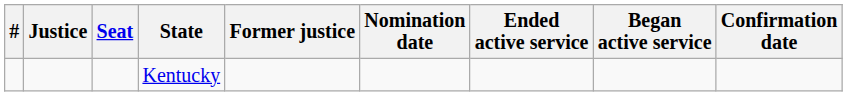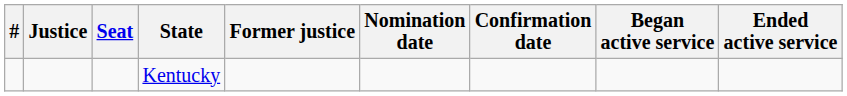columns swapped: (779, 31) <-> (532, 31)
